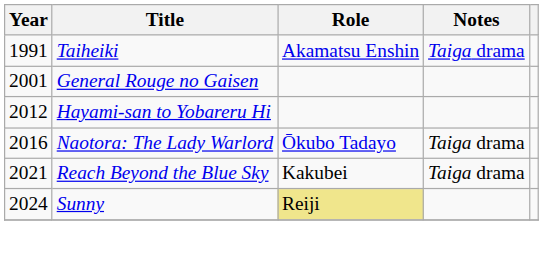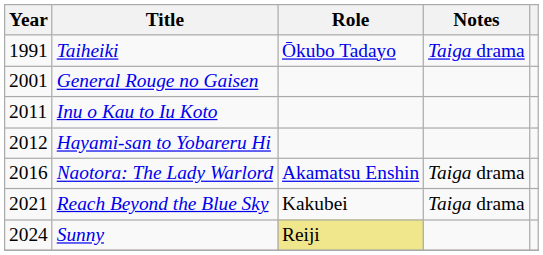(351, 50) Akamatsu Enshin -> (339, 50) Ōkubo Tadayo
+ row: (137, 111)
(339, 142) Ōkubo Tadayo -> (351, 173) Akamatsu Enshin
